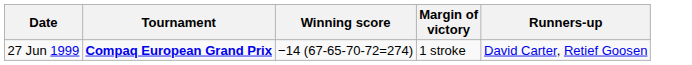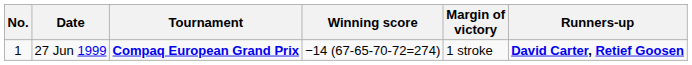+ column: (18, 22)
(566, 50) normal -> (598, 50) bold
